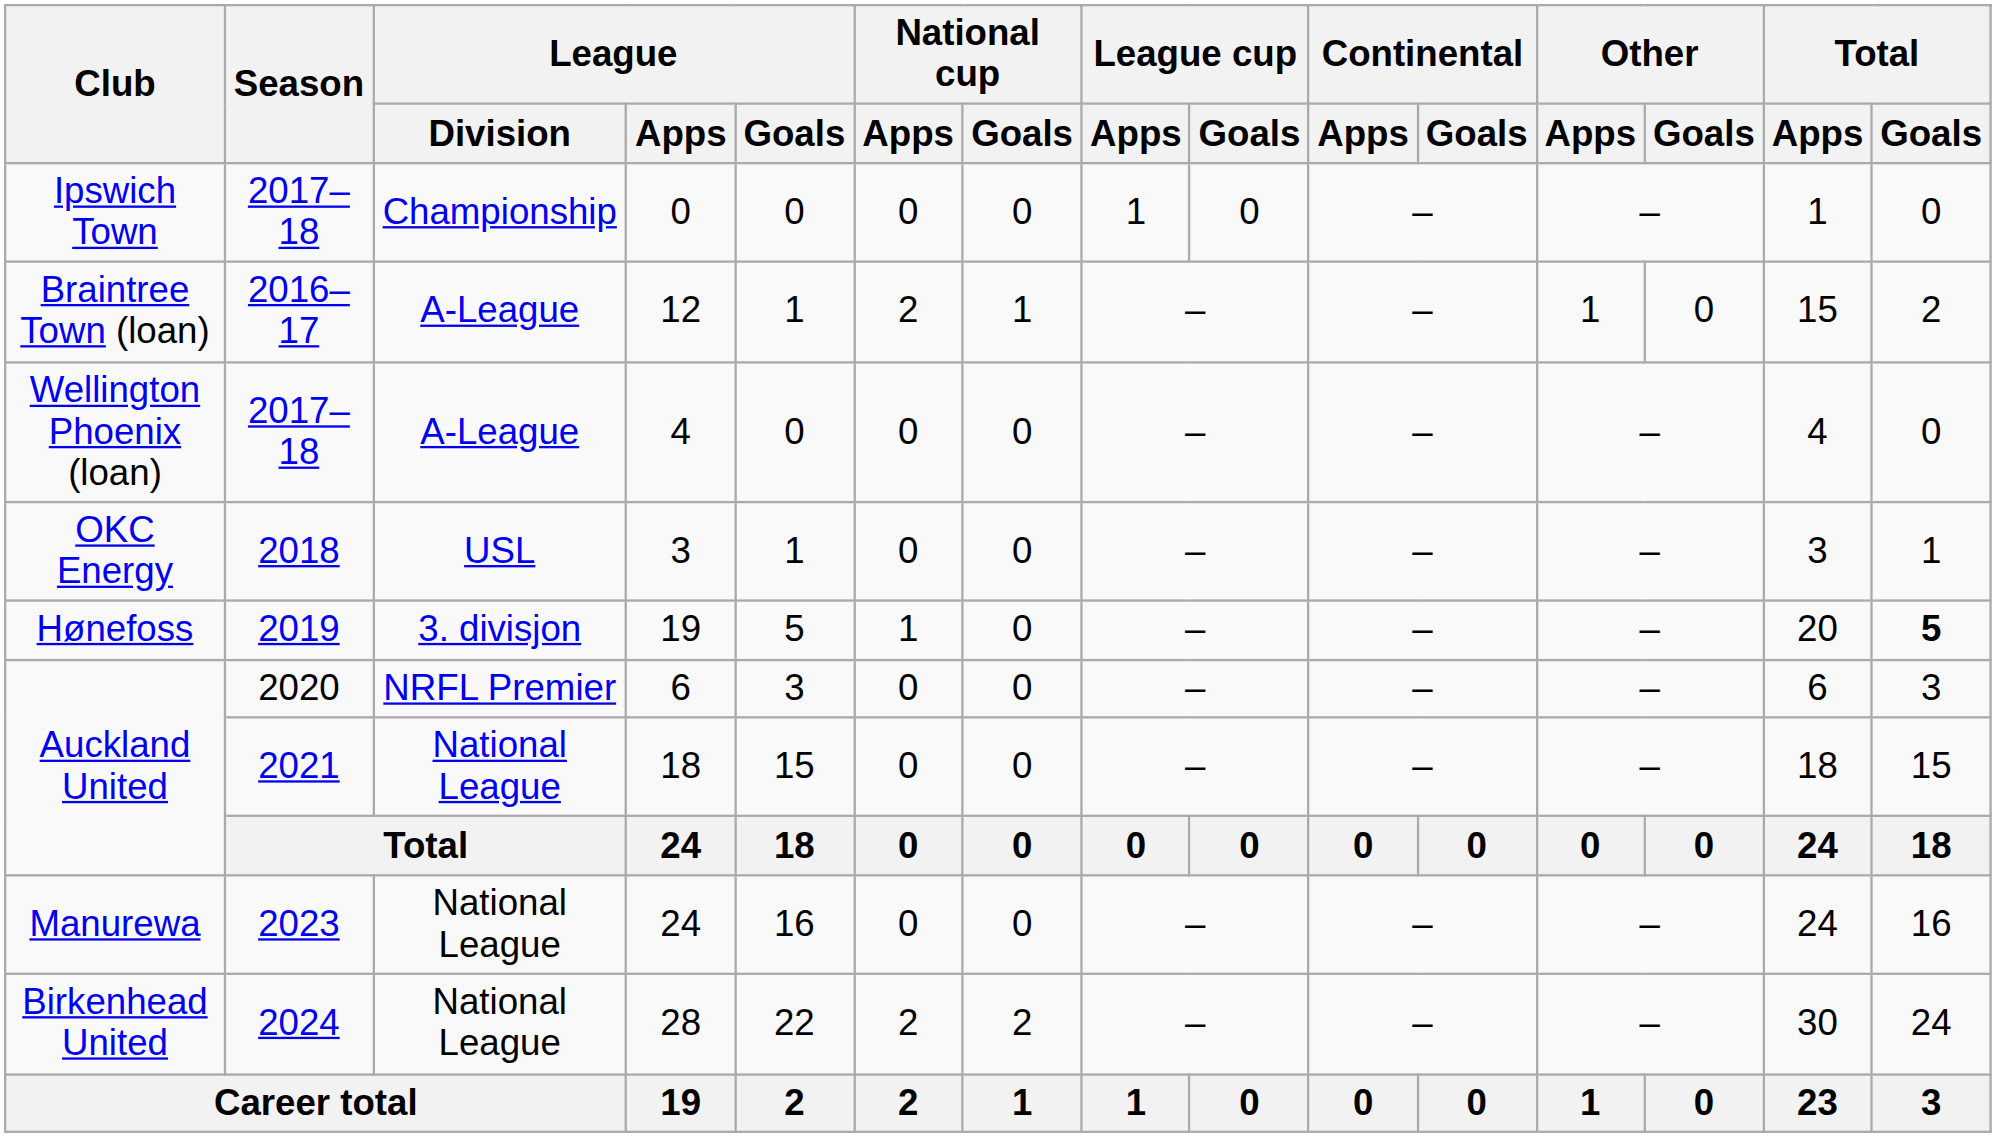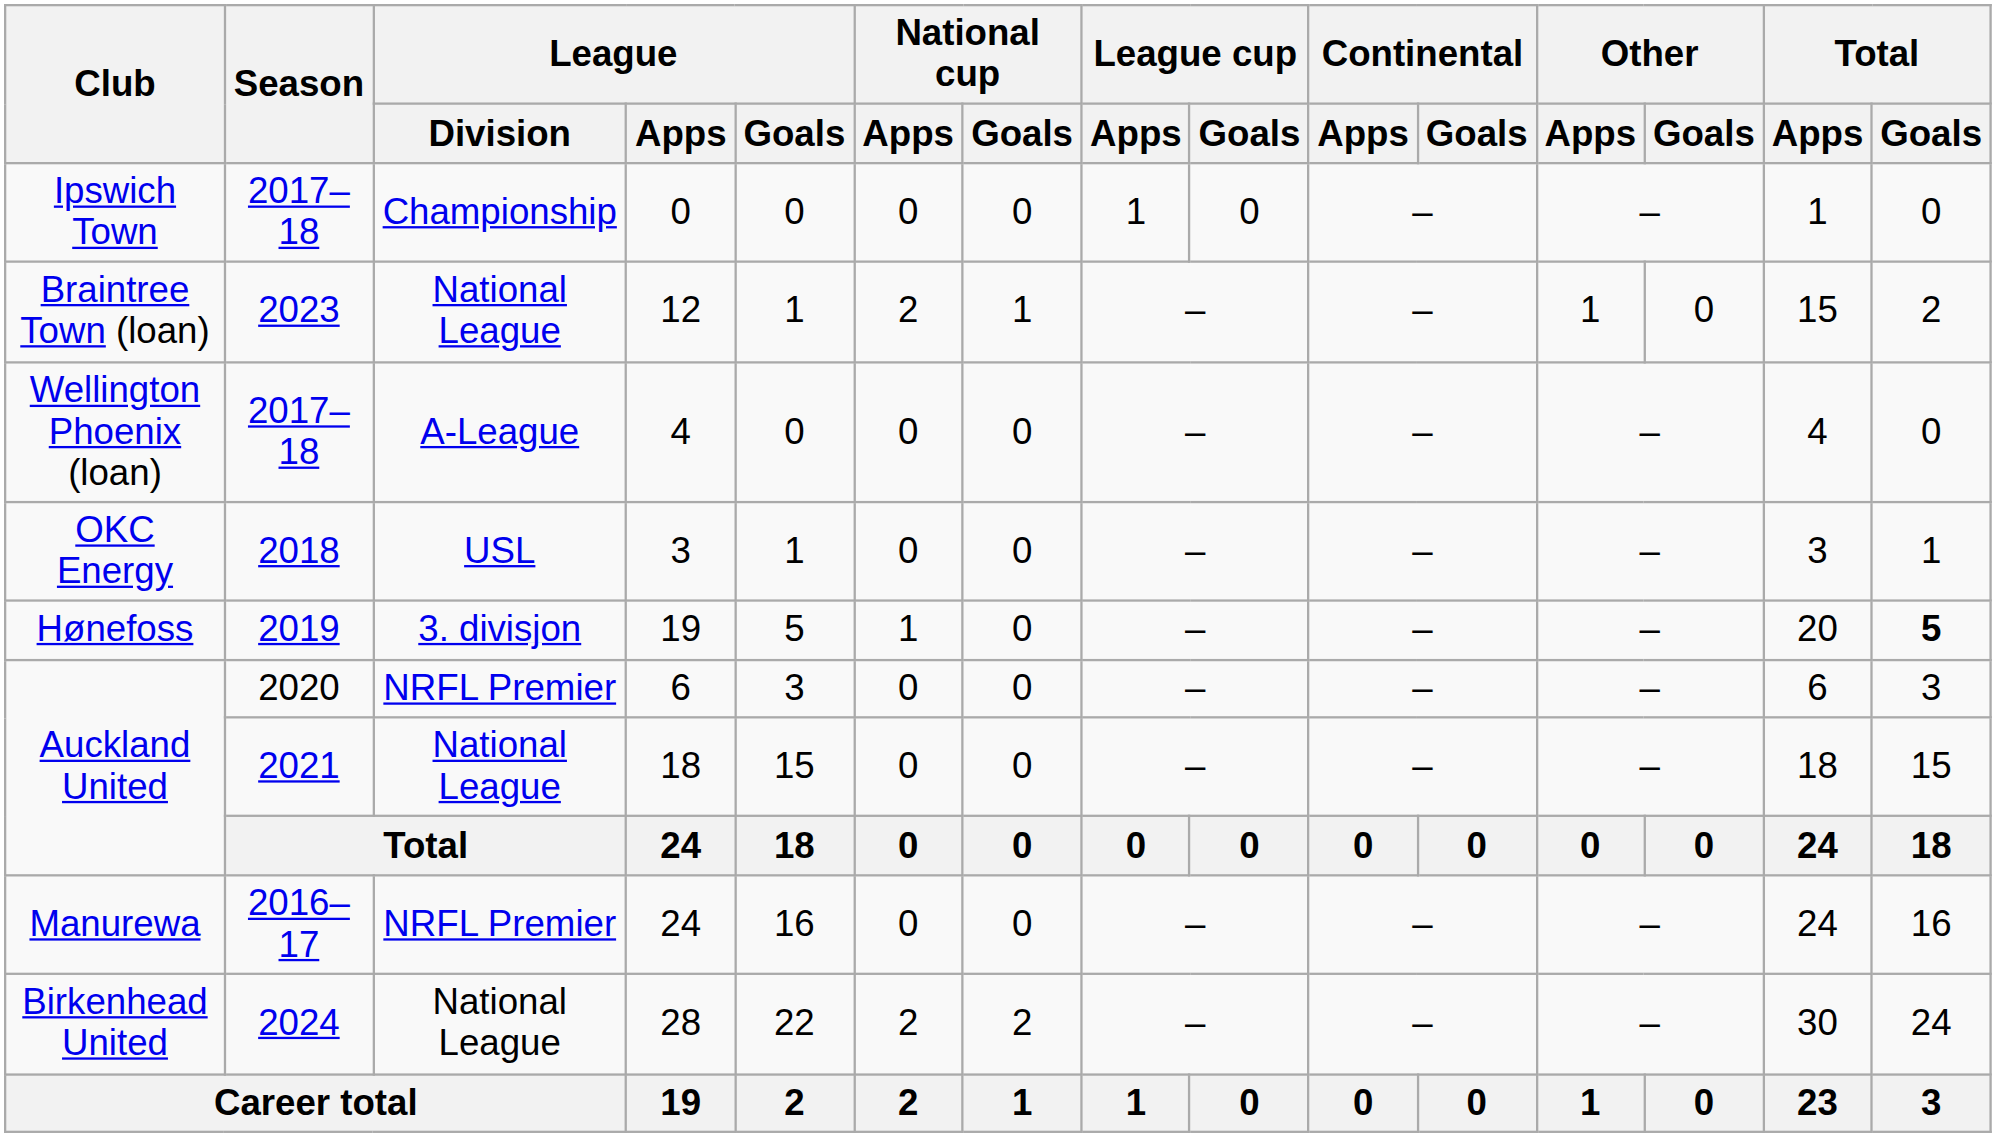(299, 310) 2016–17 -> (299, 310) 2023
(500, 310) A-League -> (500, 310) National League
(299, 923) 2023 -> (299, 923) 2016–17
(500, 923) National League -> (500, 923) NRFL Premier
